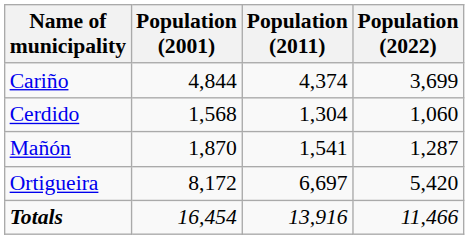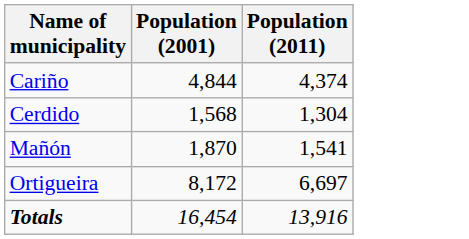- column: (408, 33)
